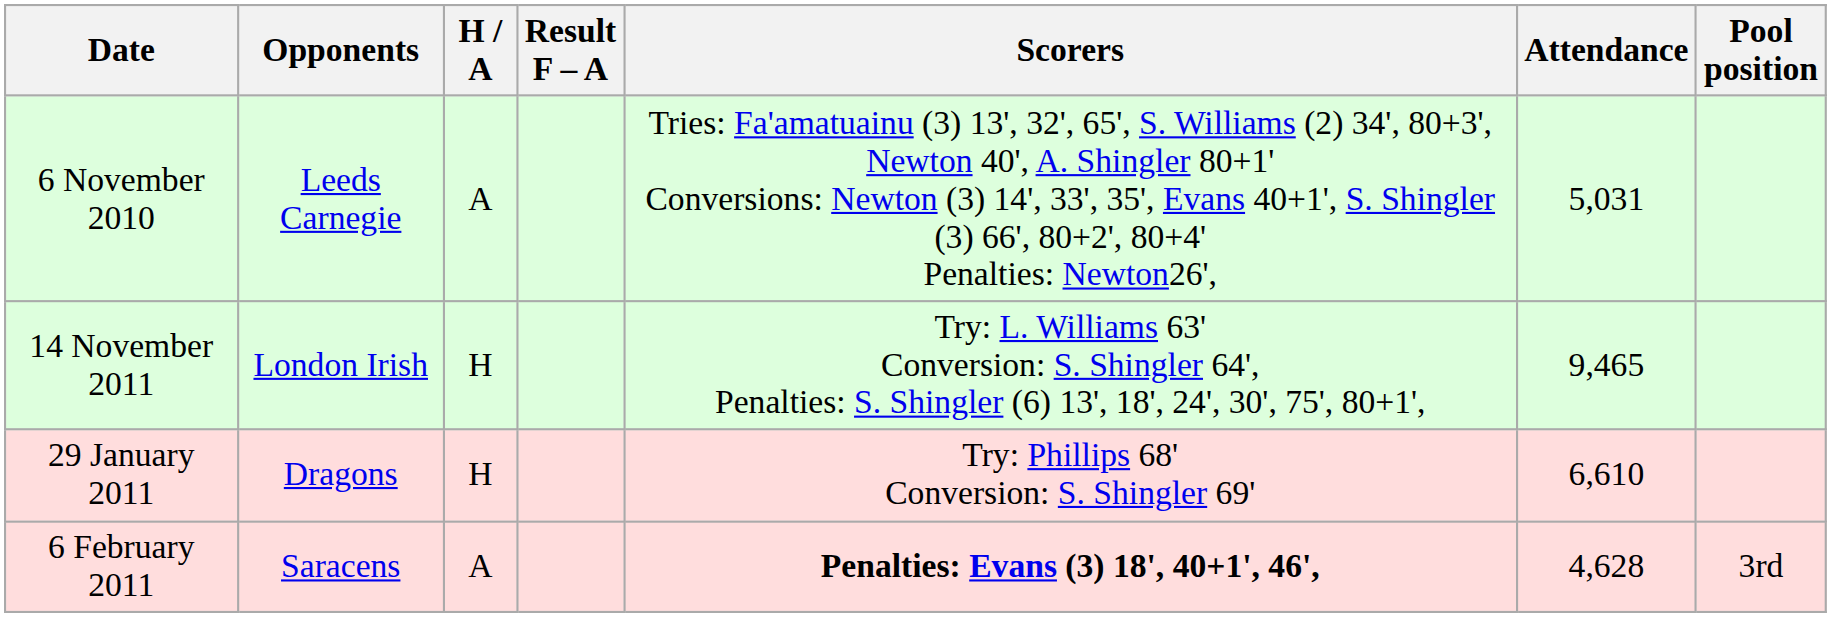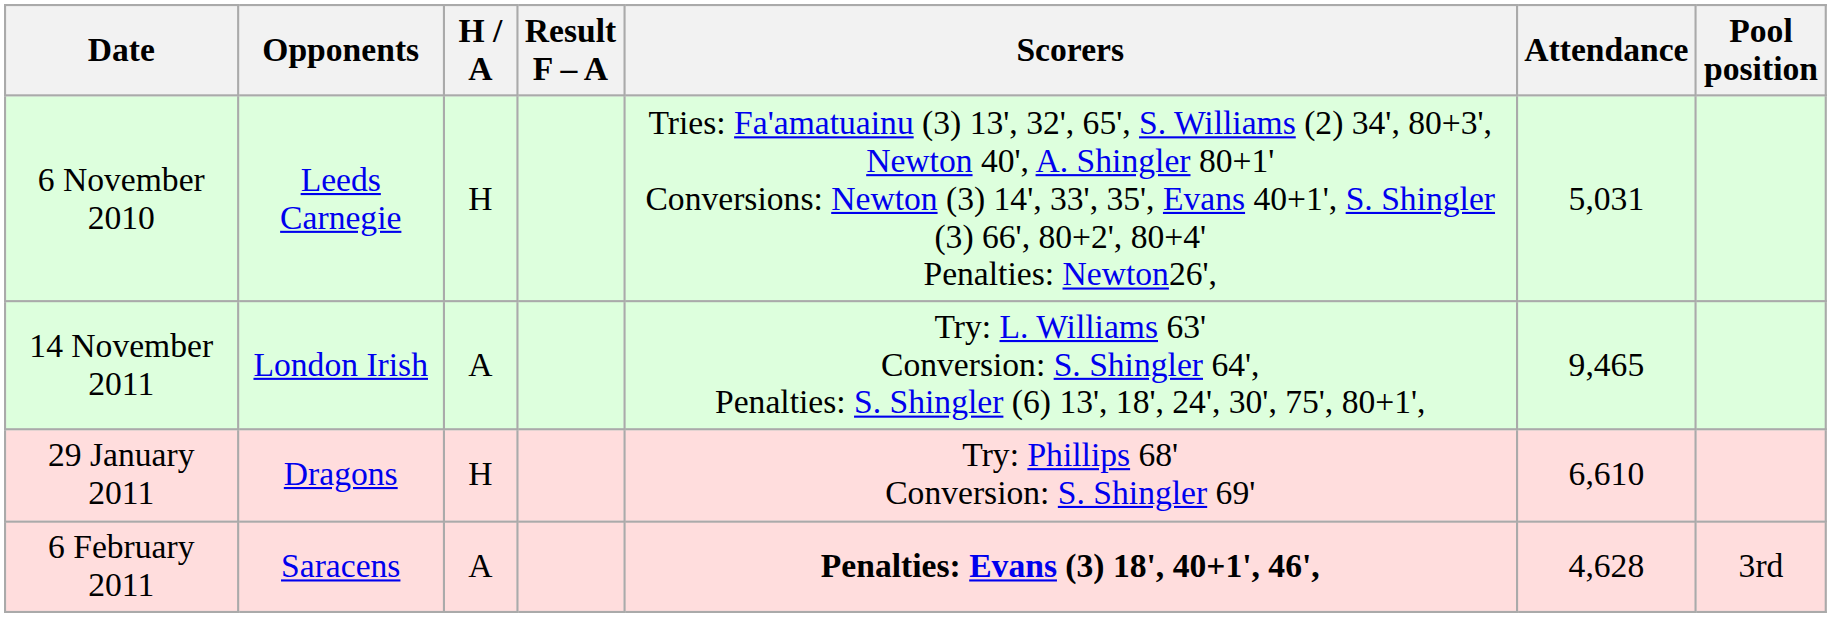(481, 197) A -> (481, 197) H
(481, 364) H -> (481, 364) A
